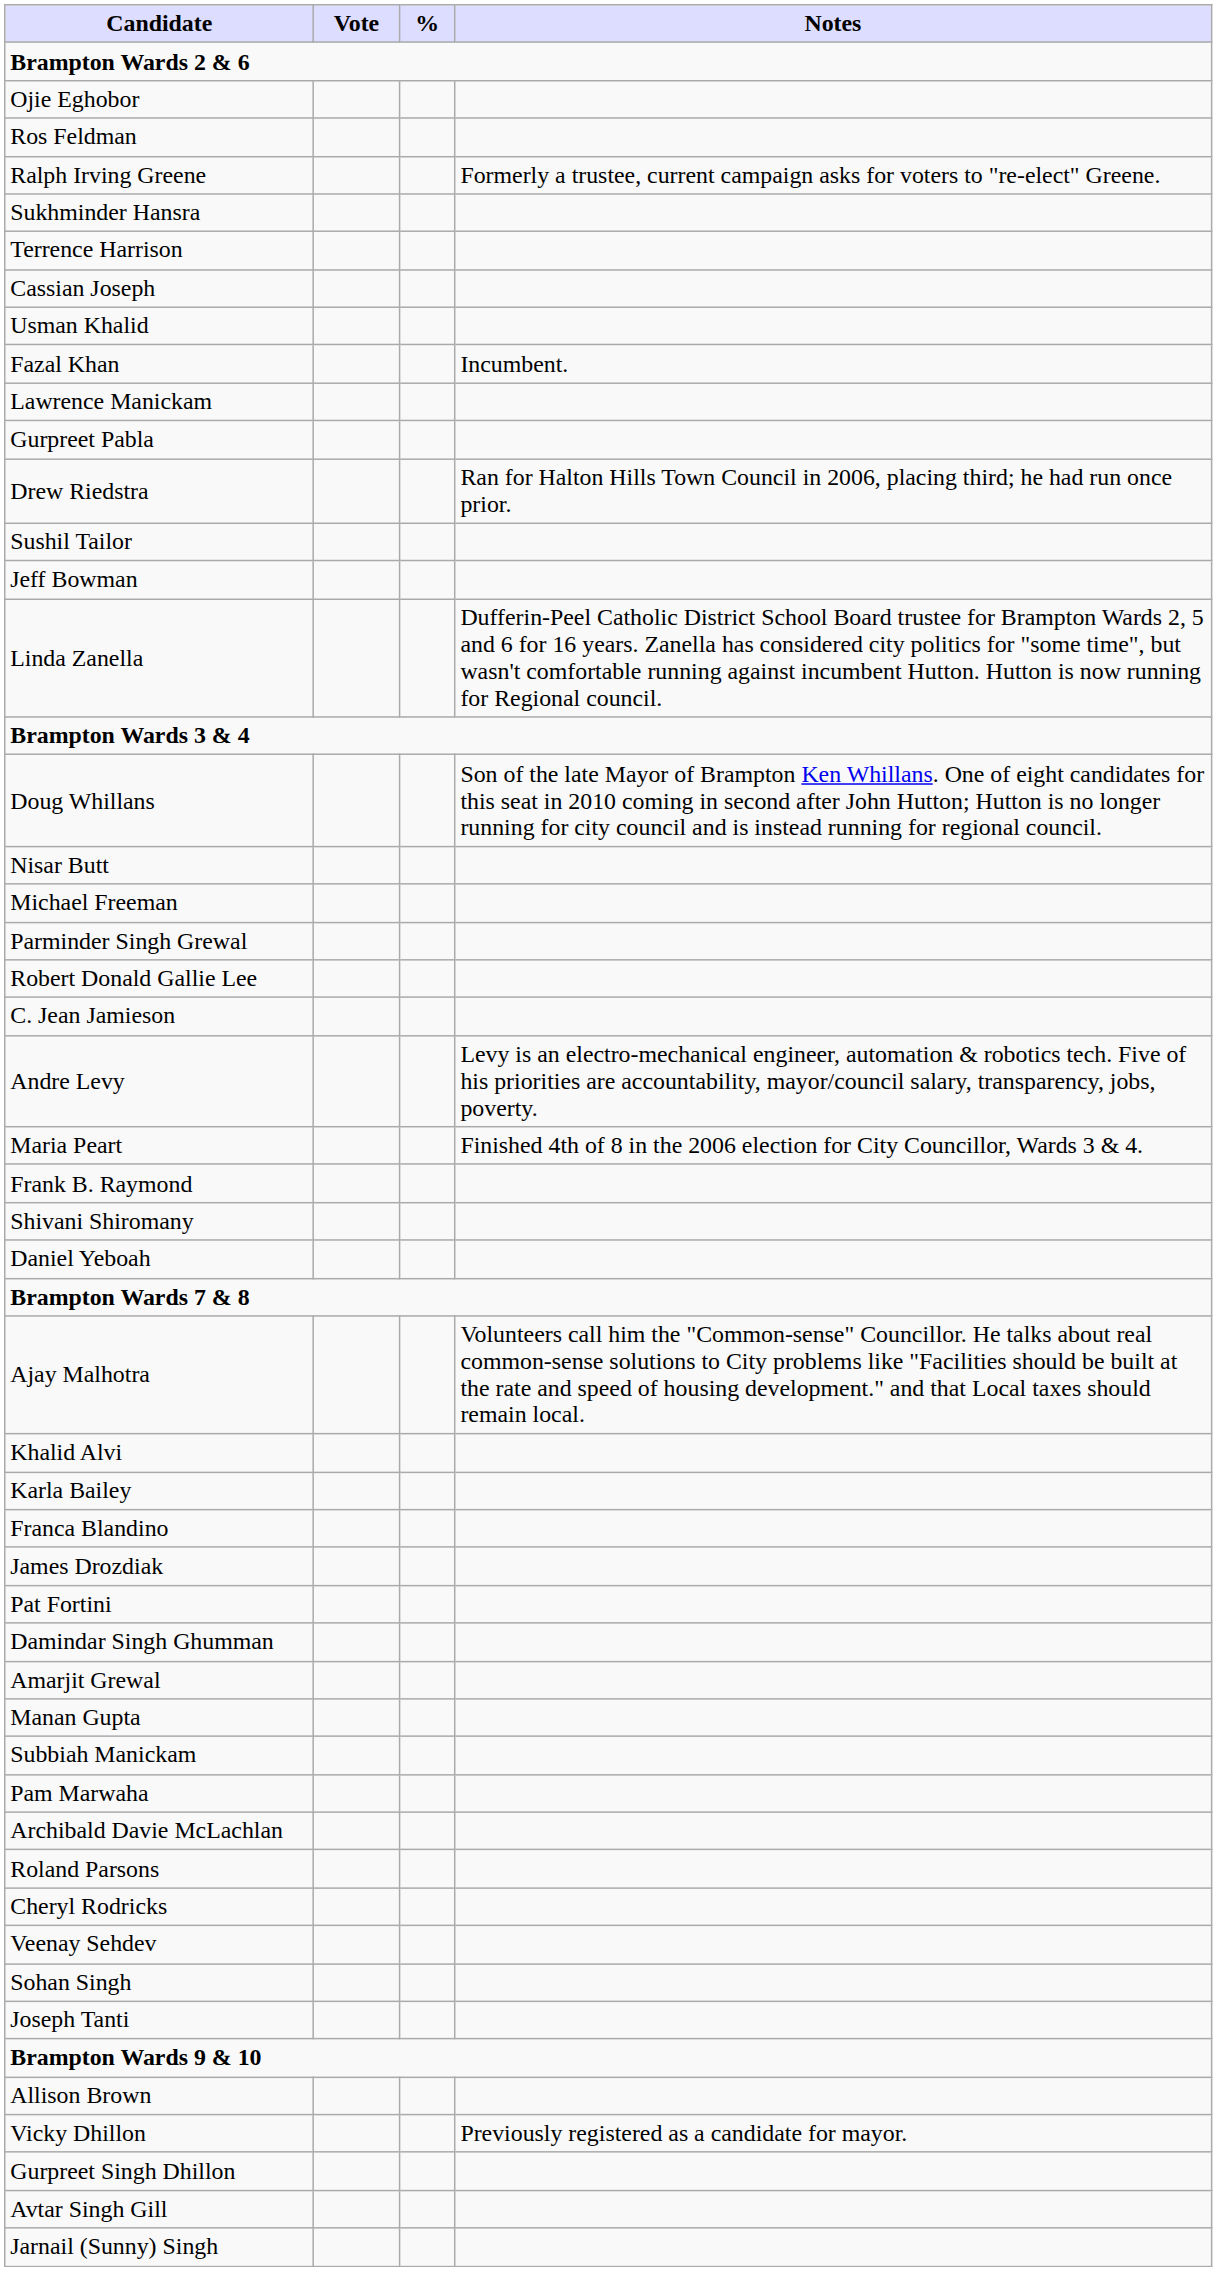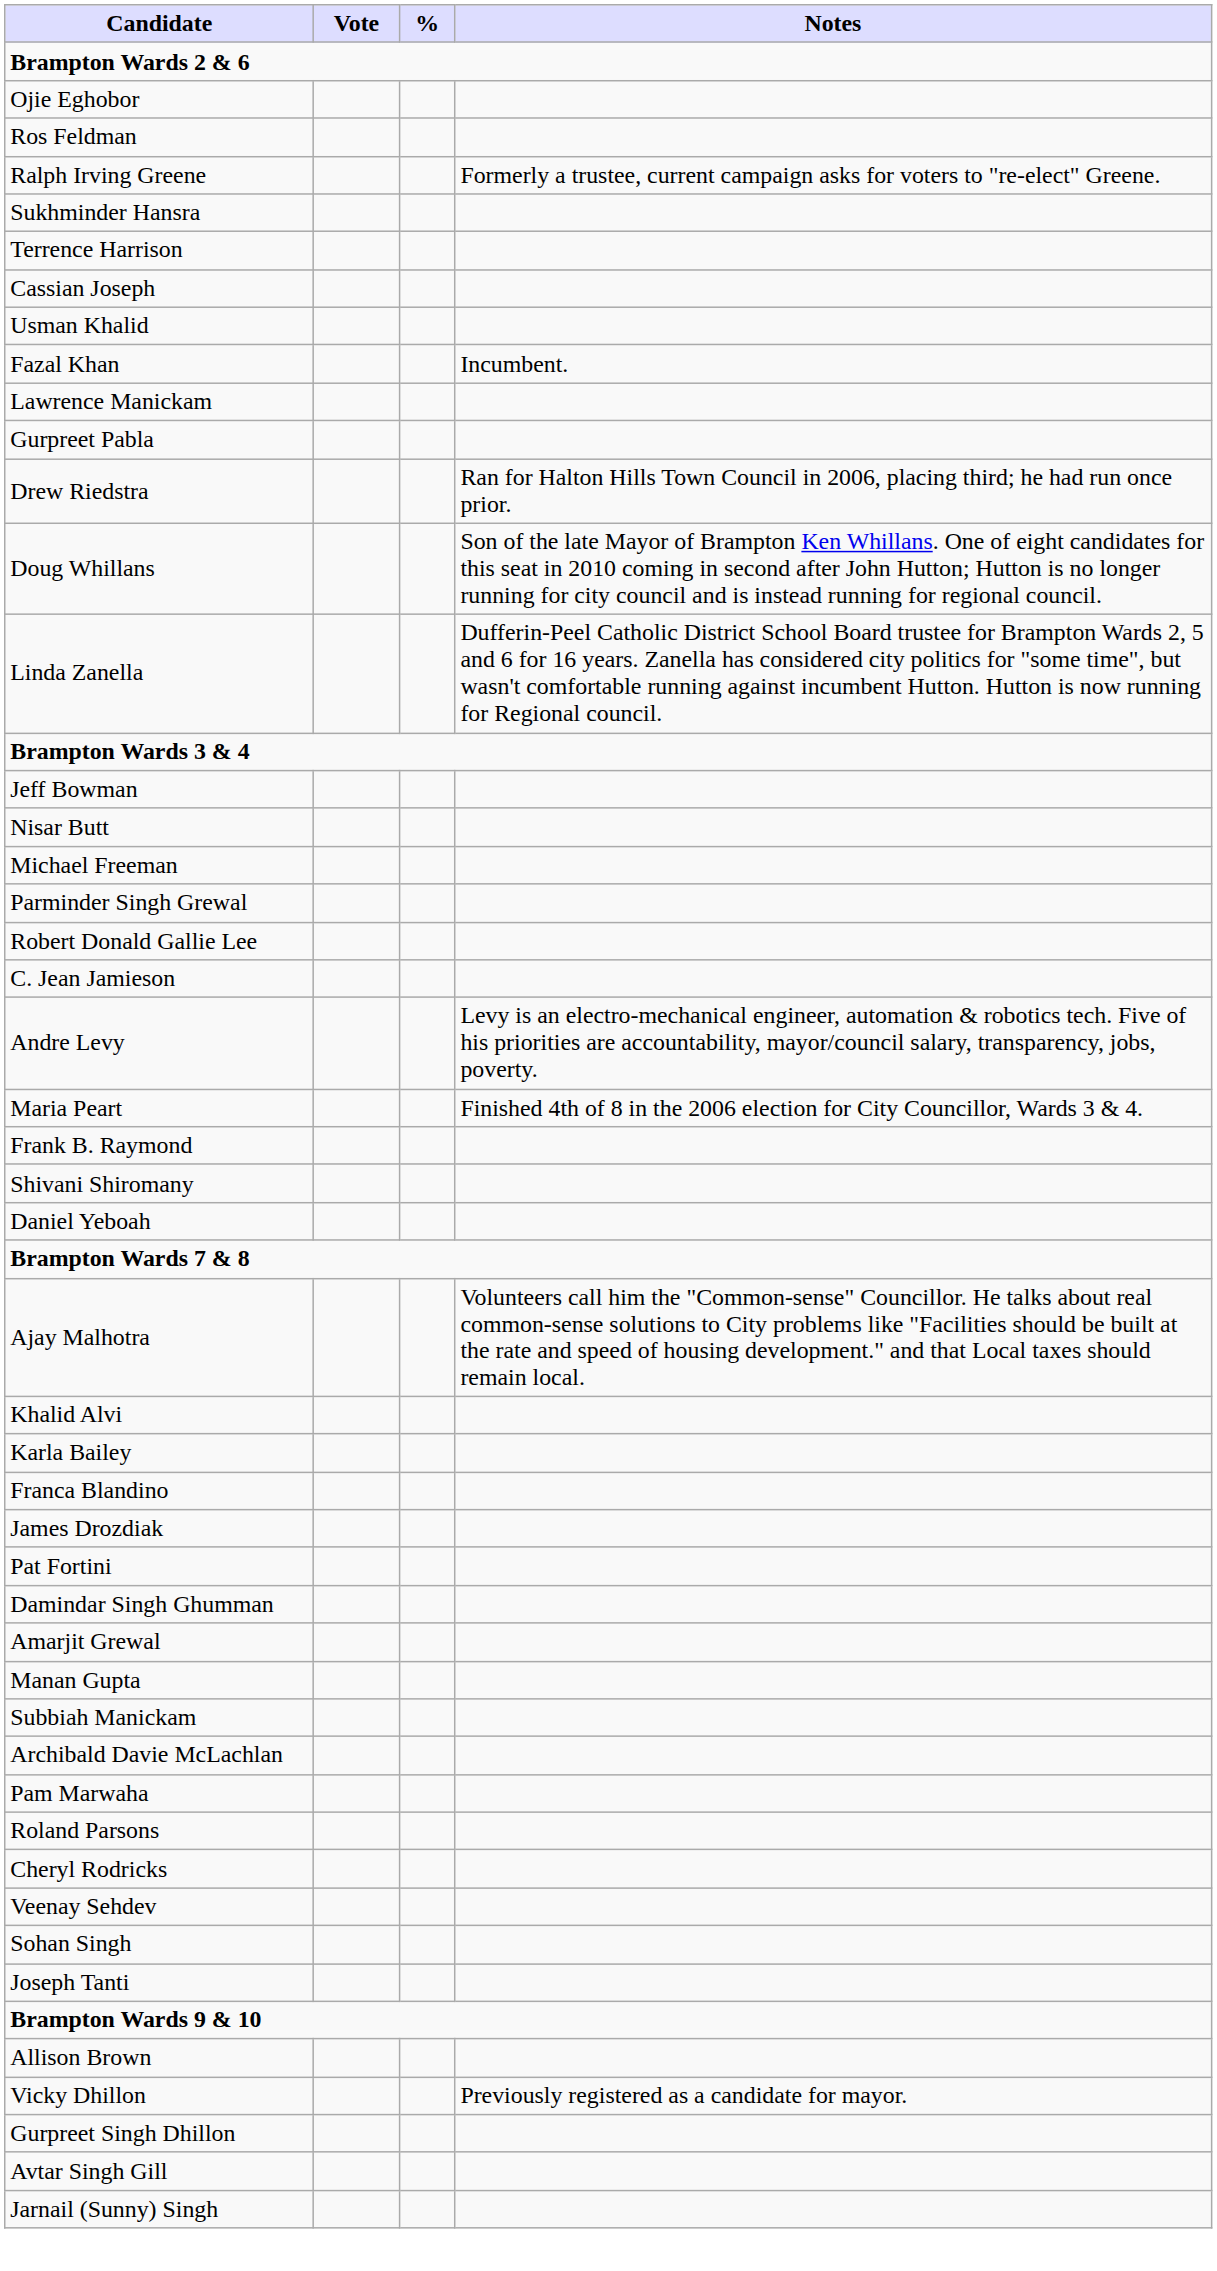- row: (71, 541)
rows swapped: (83, 800) <-> (74, 579)
rows swapped: (79, 1792) <-> (147, 1830)
